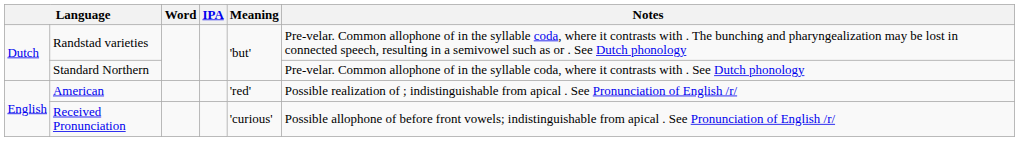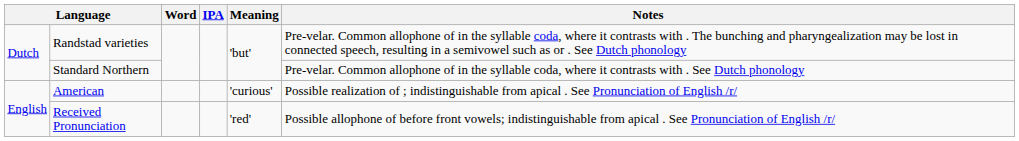(240, 91) 'red' -> (251, 91) 'curious'
(251, 118) 'curious' -> (240, 118) 'red'
